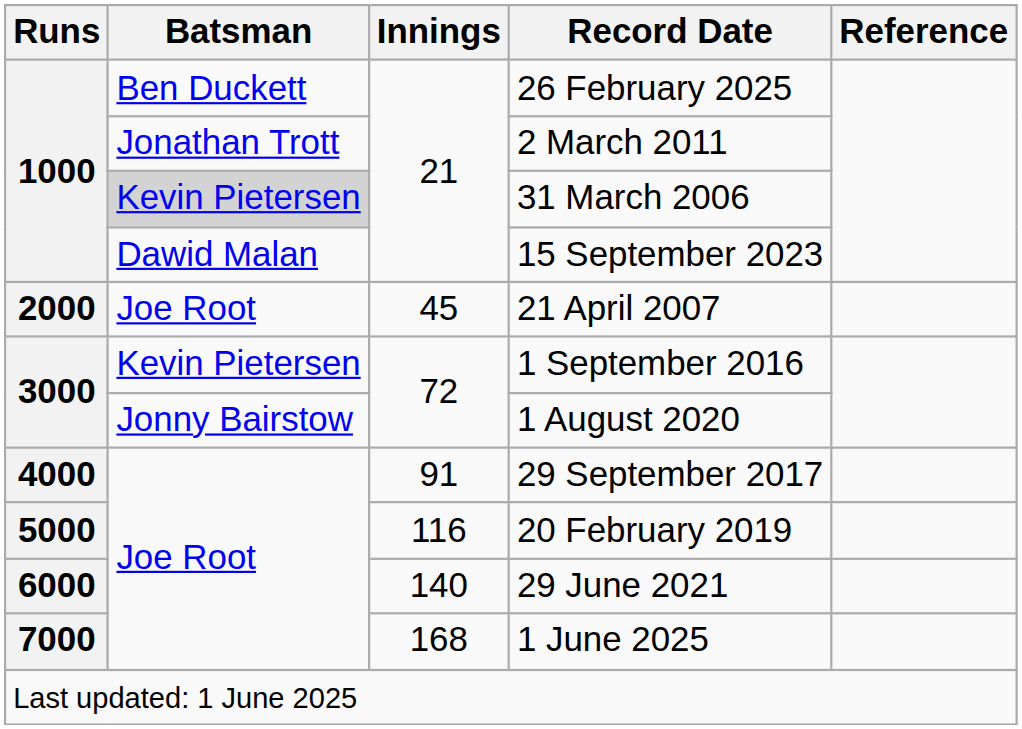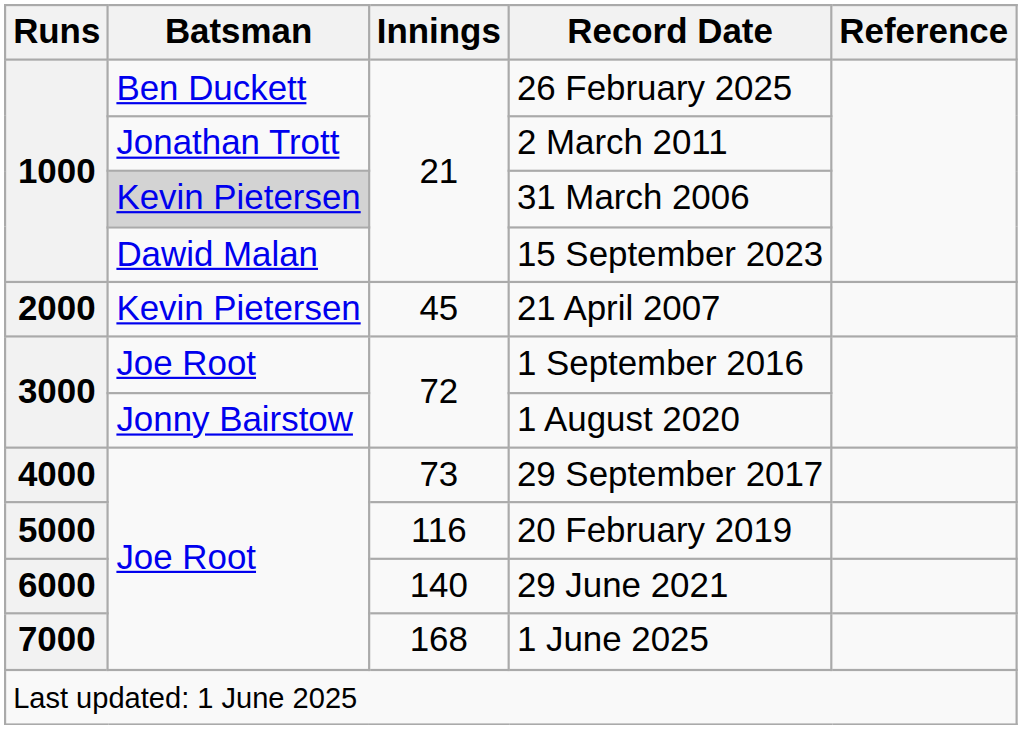(186, 308) Joe Root -> (239, 308) Kevin Pietersen
(239, 364) Kevin Pietersen -> (186, 364) Joe Root
(439, 474) 91 -> (439, 474) 73
